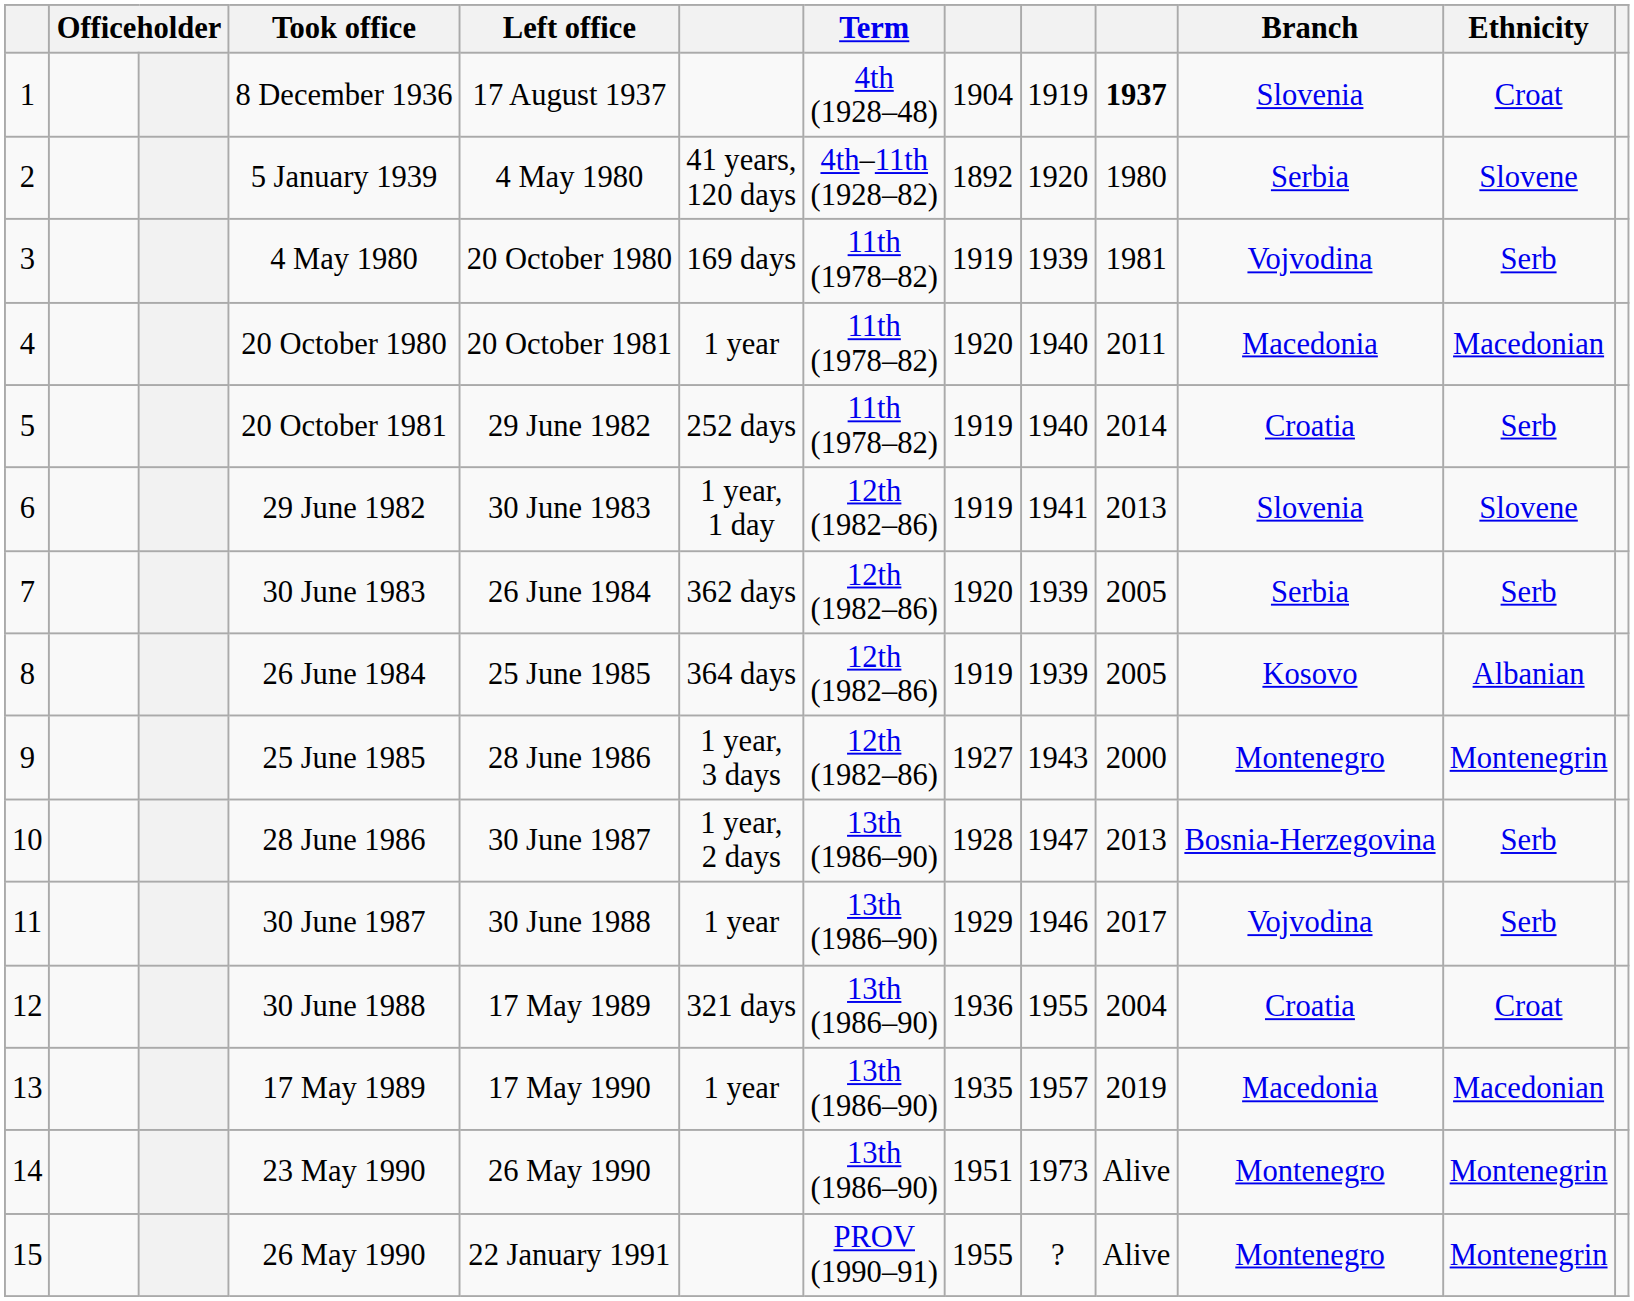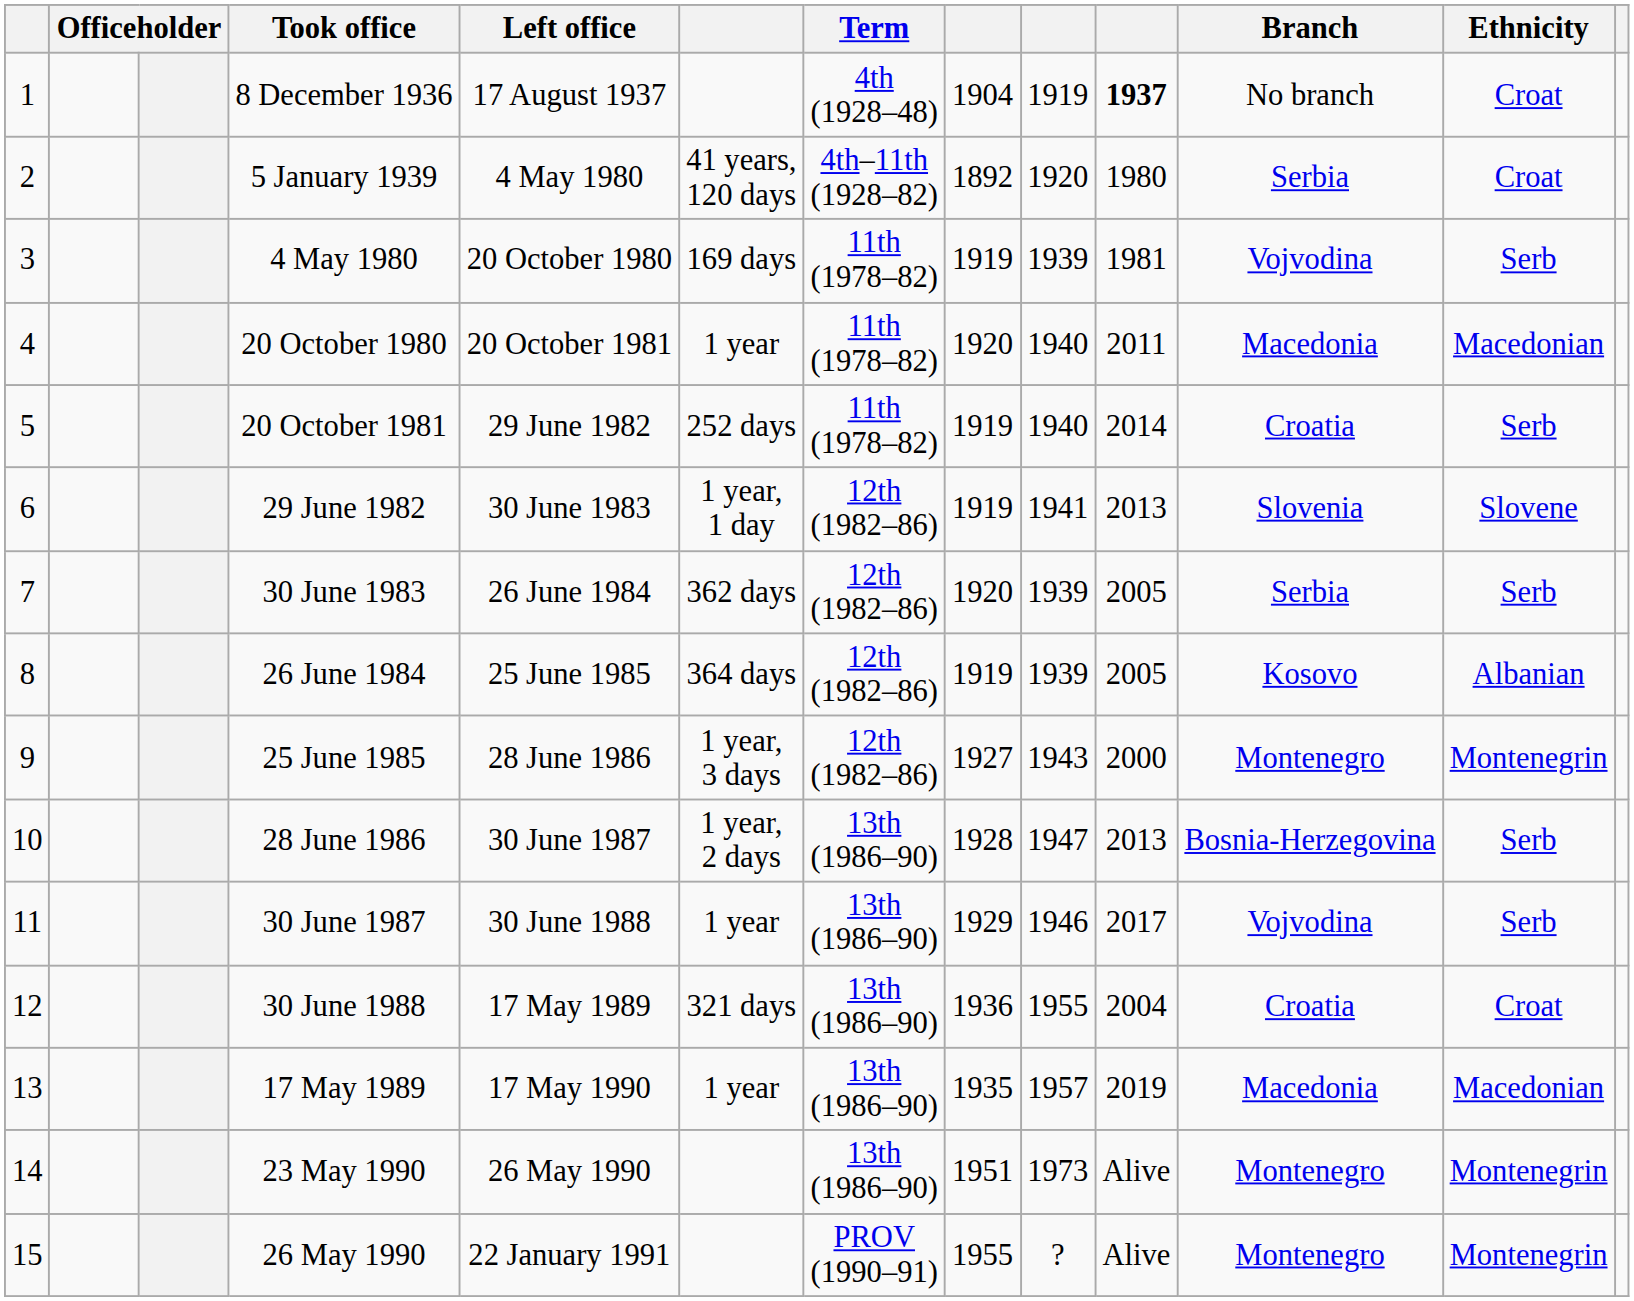(1310, 94) Slovenia -> (1310, 94) No branch
(1529, 177) Slovene -> (1529, 177) Croat
